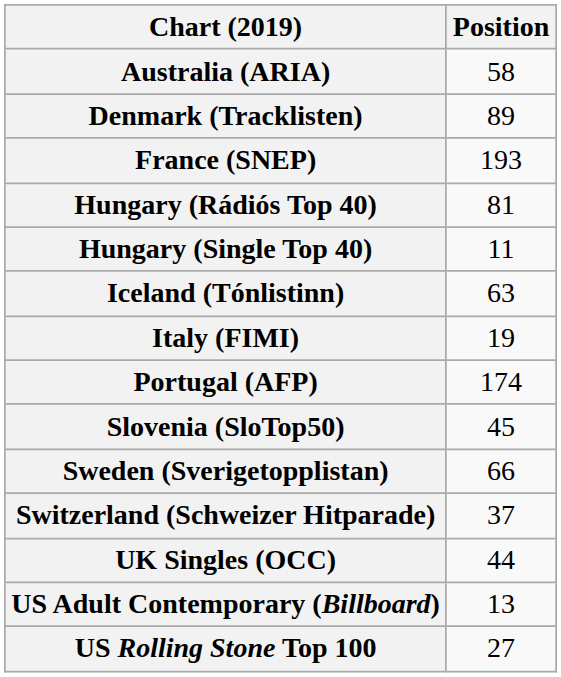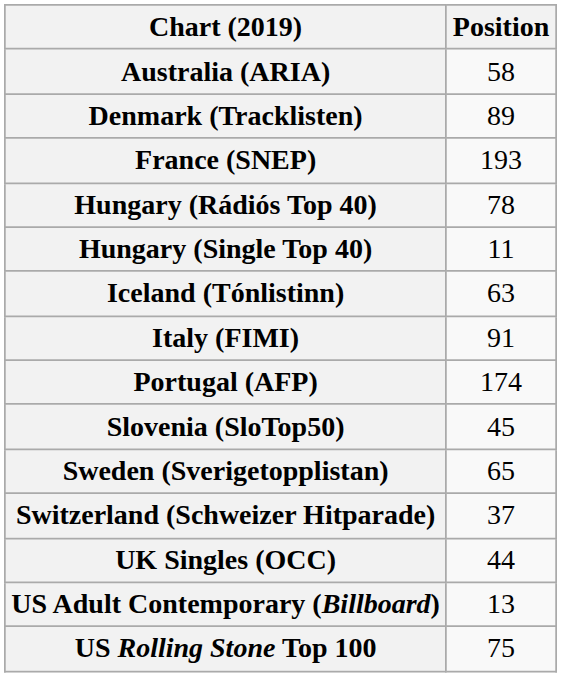(501, 204) 81 -> (501, 204) 78
(501, 337) 19 -> (501, 337) 91
(501, 470) 66 -> (501, 470) 65
(501, 648) 27 -> (501, 648) 75
